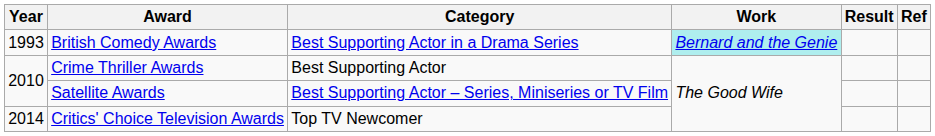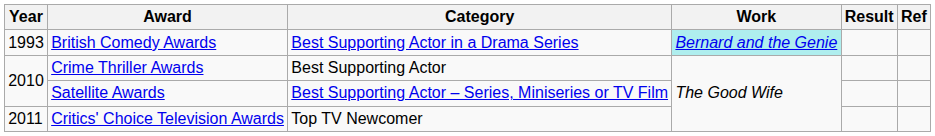(26, 118) 2014 -> (25, 118) 2011
